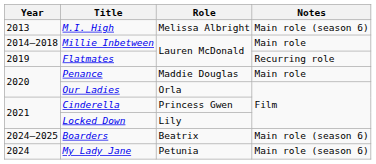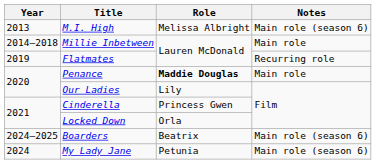(199, 74) normal -> (199, 74) bold
(170, 89) Orla -> (170, 89) Lily
(170, 120) Lily -> (170, 120) Orla
